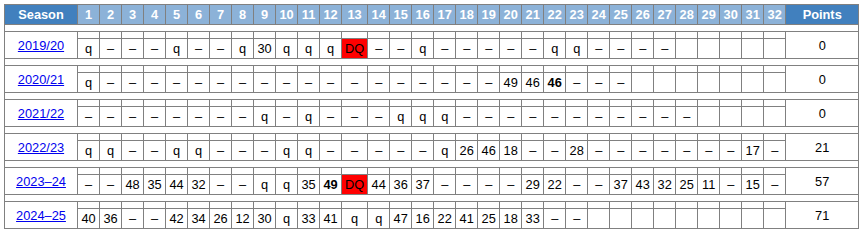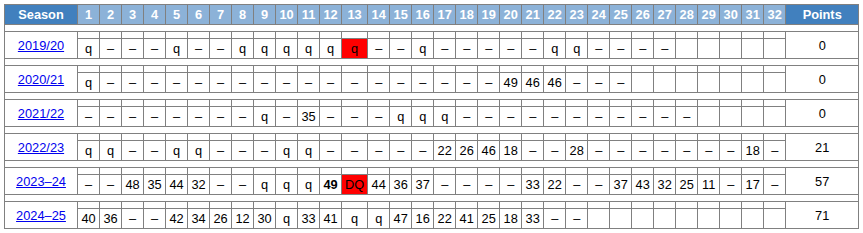(264, 48) 30 -> (264, 48) q
(355, 48) DQ -> (355, 48) q
(555, 82) bold -> (555, 82) normal
(308, 116) q -> (308, 116) 35
(445, 150) q -> (445, 150) 22
(753, 150) 17 -> (753, 150) 18
(308, 184) 35 -> (308, 184) q
(533, 184) 29 -> (533, 184) 33
(753, 184) 15 -> (753, 184) 17
